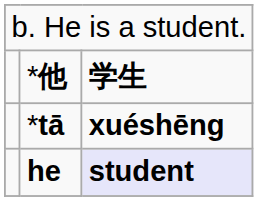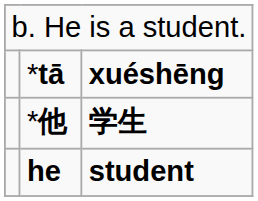rows swapped: (47, 75) <-> (46, 125)
(141, 171) lavender background -> (141, 171) no background
